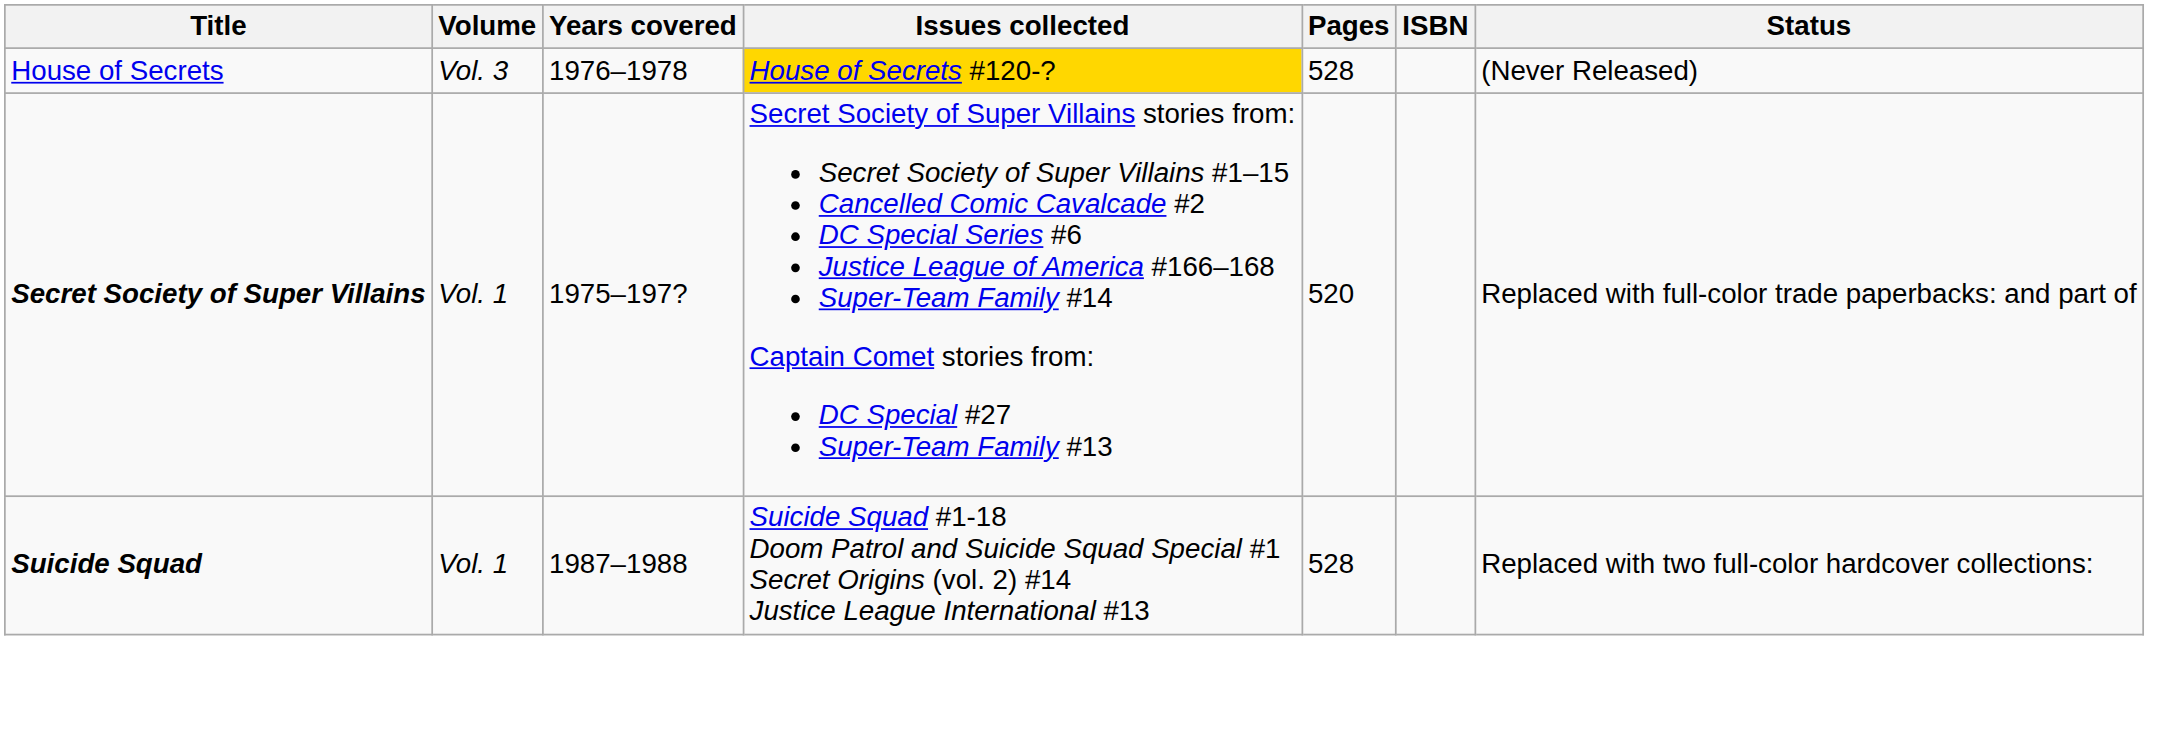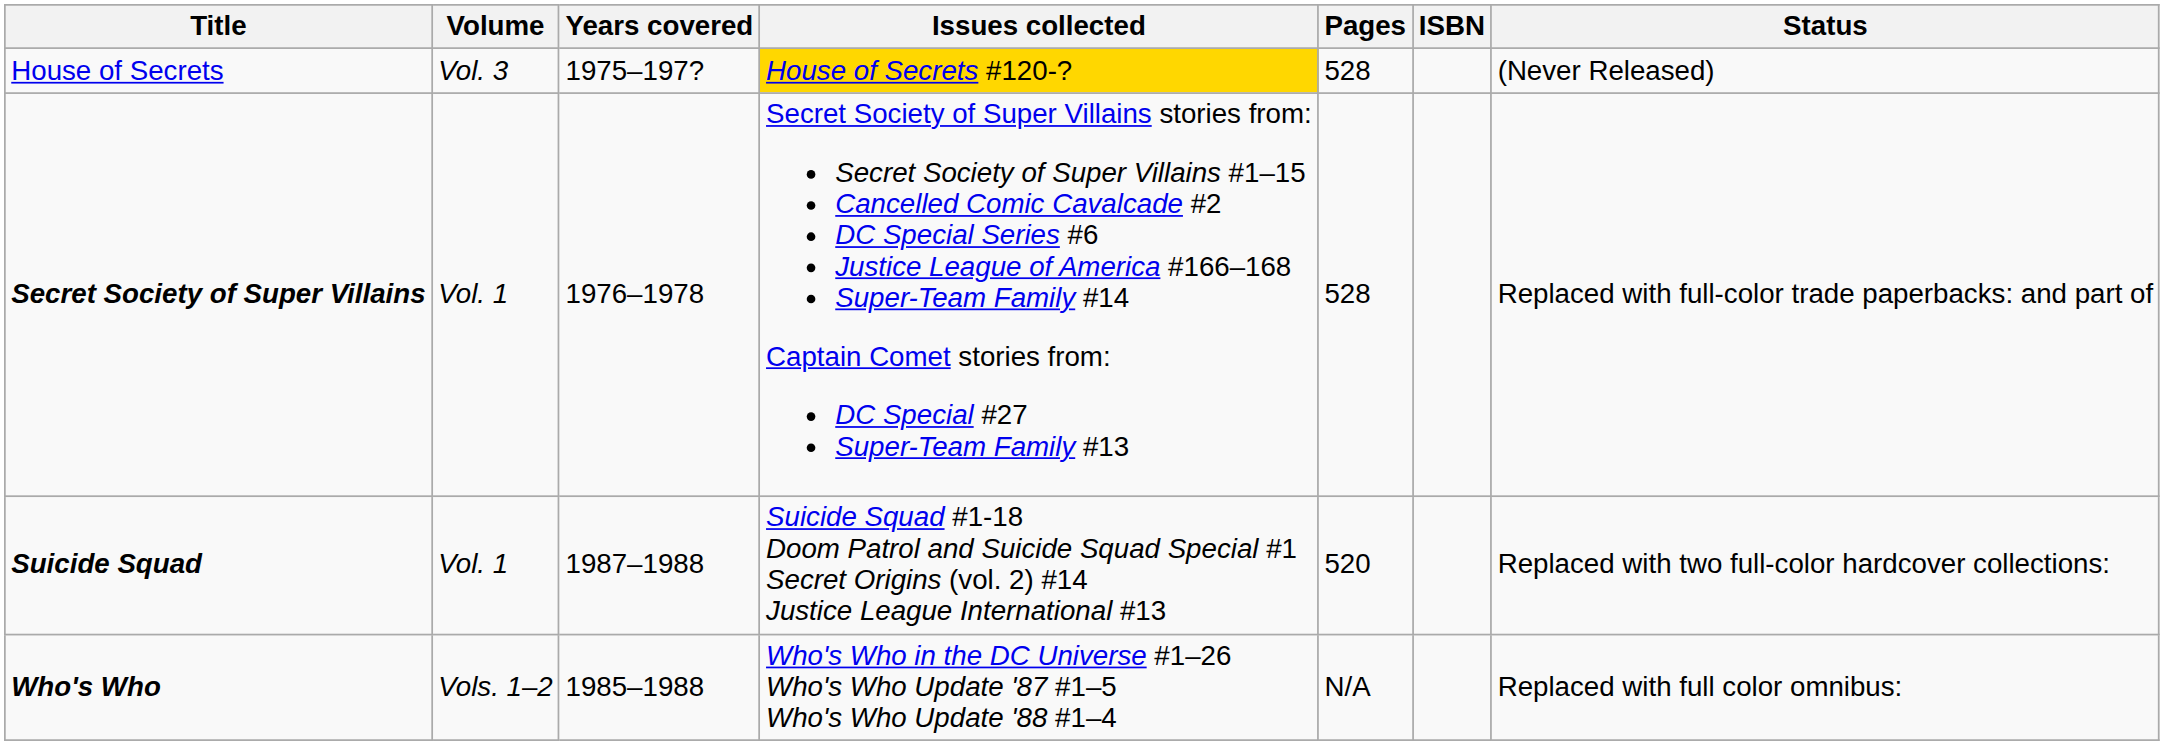(618, 70) 1976–1978 -> (635, 70) 1975–197?
(618, 294) 1975–197? -> (635, 294) 1976–1978
(1331, 294) 520 -> (1348, 294) 528
(1331, 564) 528 -> (1348, 564) 520
+ row: (86, 686)
